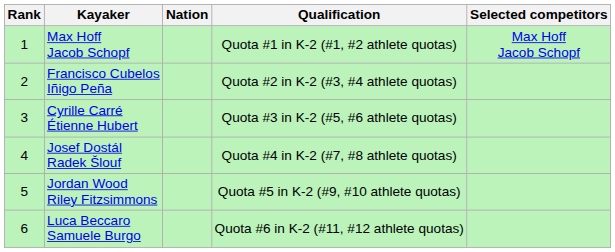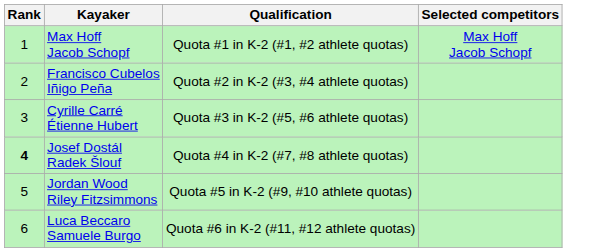- column: (187, 15)
(24, 155) normal -> (24, 155) bold
